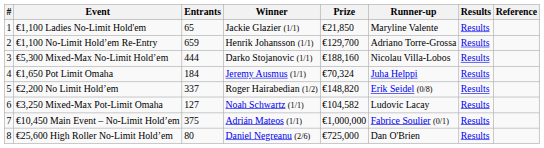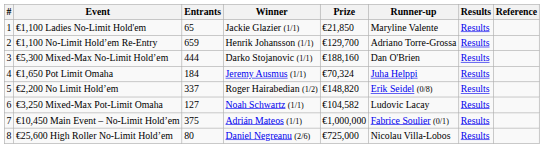(411, 58) Nicolau Villa-Lobos -> (395, 58) Dan O'Brien
(395, 136) Dan O'Brien -> (411, 136) Nicolau Villa-Lobos
